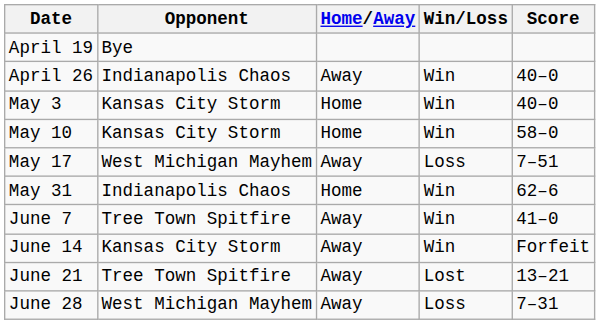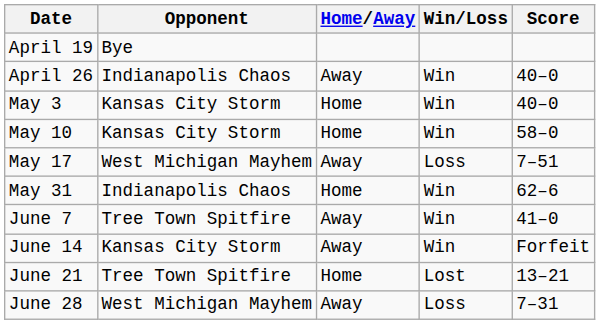(342, 276) Away -> (342, 276) Home
